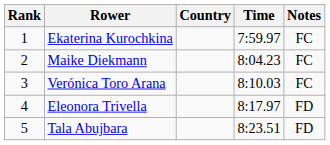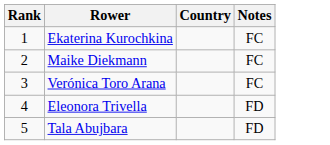- column: (259, 15)
